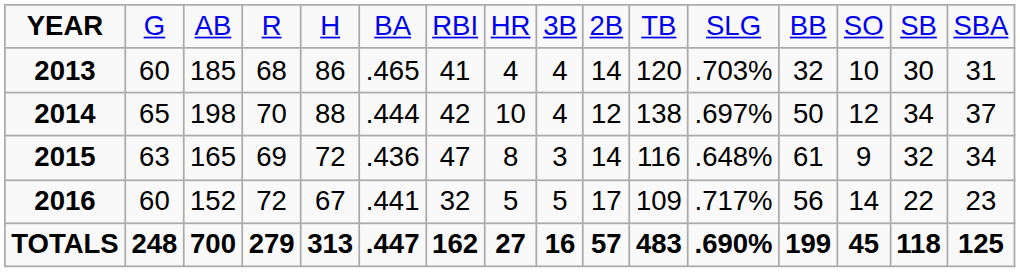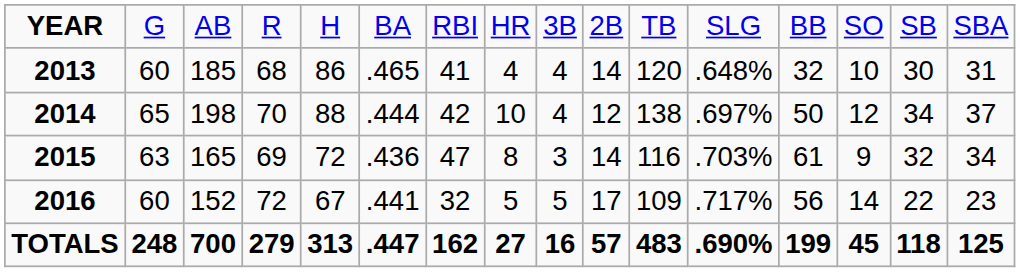(734, 69) .703% -> (734, 69) .648%
(734, 157) .648% -> (734, 157) .703%
